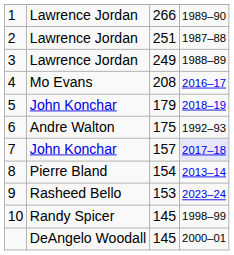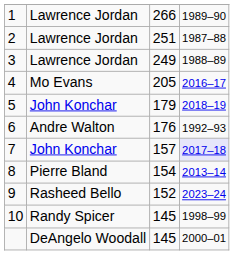(164, 82) 208 -> (164, 82) 205
(164, 127) 175 -> (164, 127) 176
(164, 194) 153 -> (164, 194) 152
